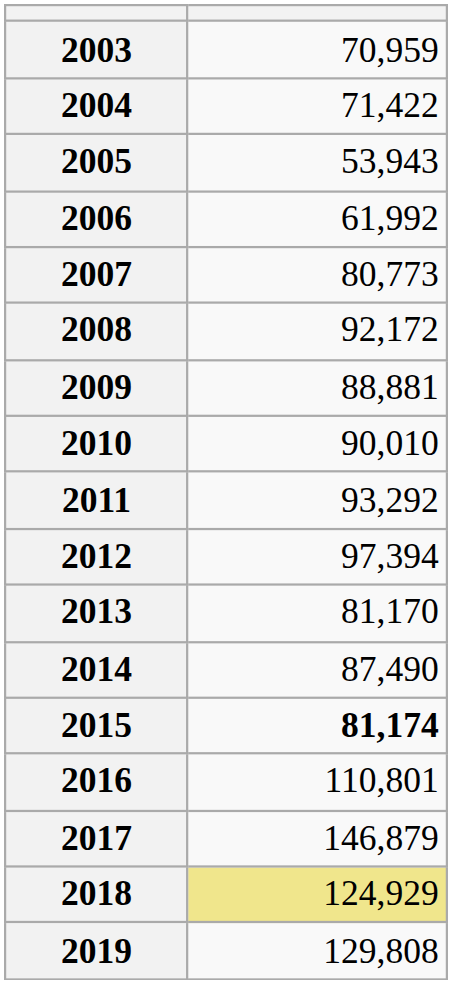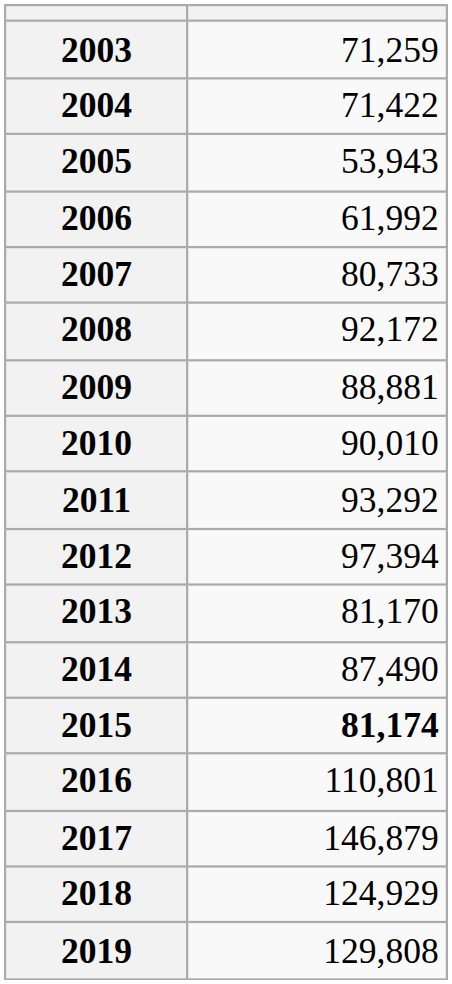(390, 49) 70,959 -> (390, 49) 71,259
(390, 274) 80,773 -> (390, 274) 80,733
(381, 894) khaki background -> (381, 894) no background
